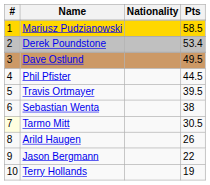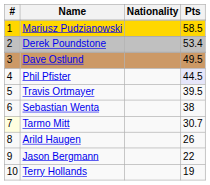(193, 76) no background -> (193, 76) lavender background
(193, 124) 30.5 -> (193, 124) 30.7
